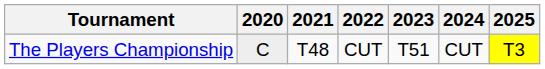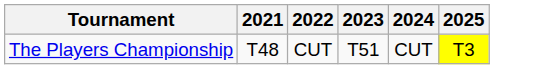- column: (263, 20)
